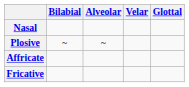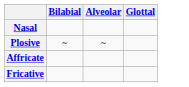- column: (137, 12)
